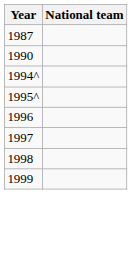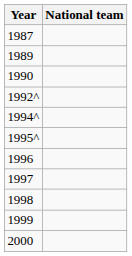+ row: (20, 55)
+ row: (23, 96)
+ row: (20, 240)
